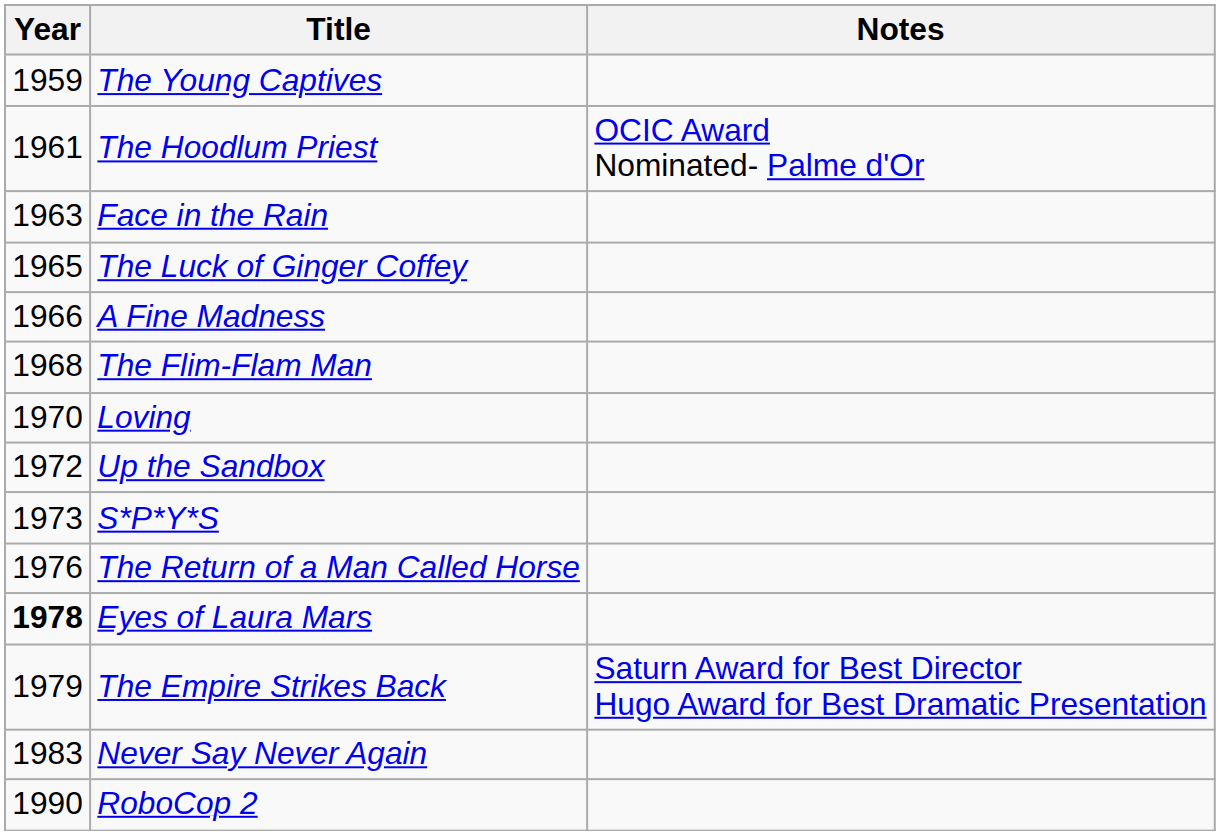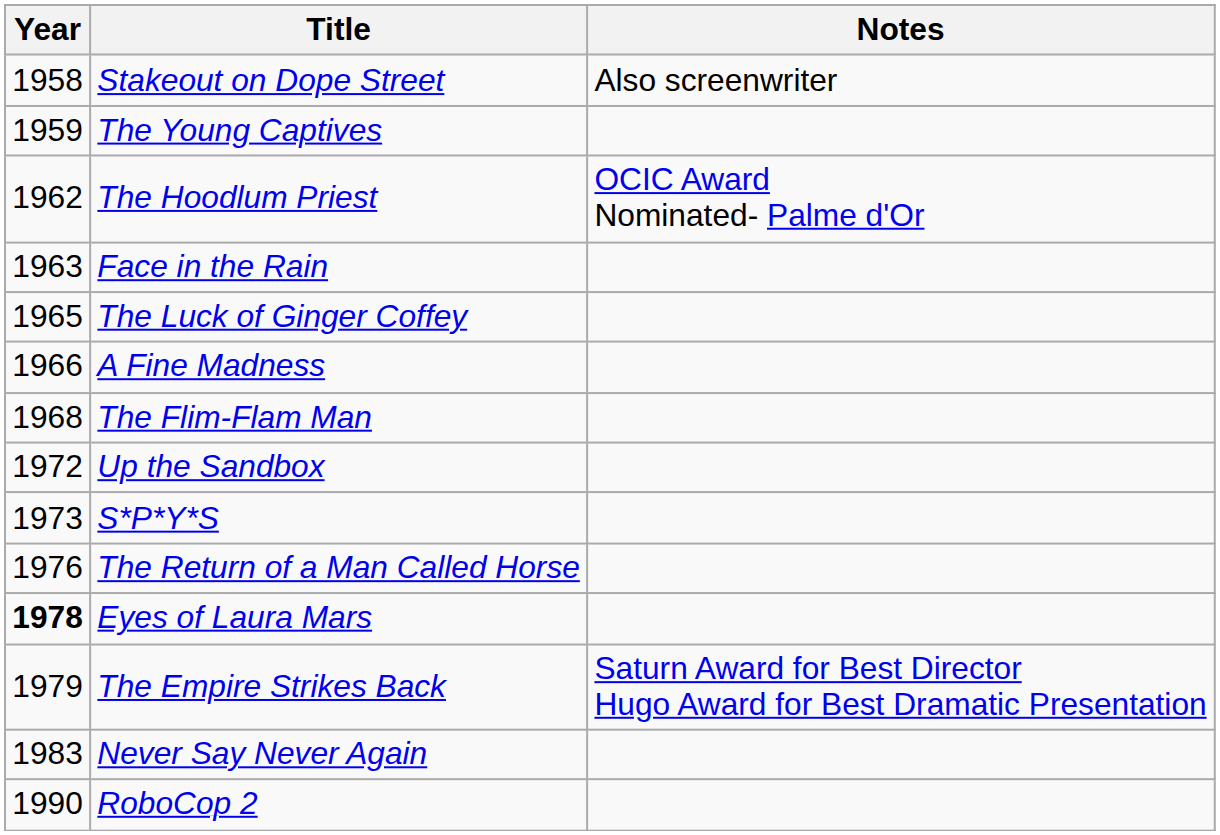+ row: (271, 79)
(48, 147) 1961 -> (48, 198) 1962
- row: (144, 416)
